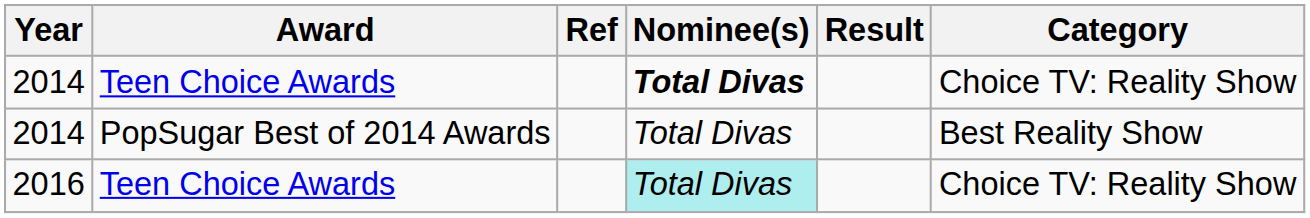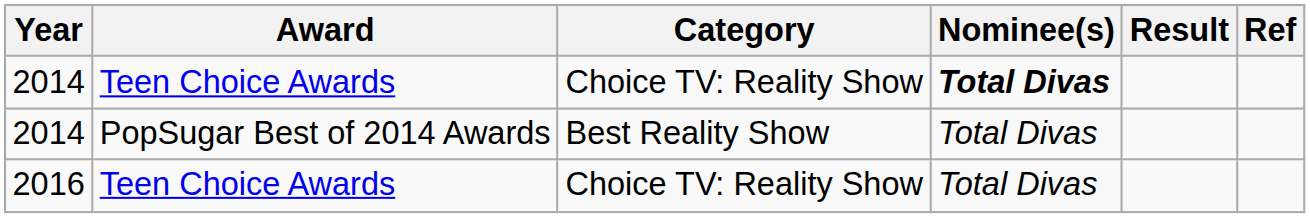columns swapped: (1118, 30) <-> (592, 30)
(713, 184) paleturquoise background -> (1018, 184) no background
